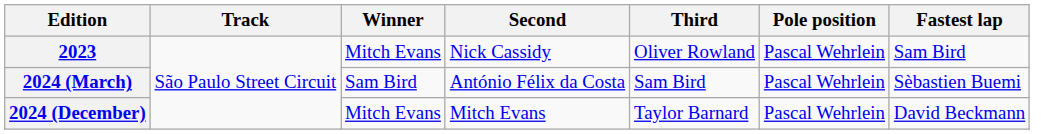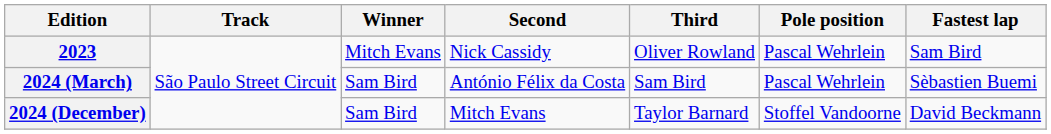(393, 113) Mitch Evans -> (381, 113) Sam Bird
(824, 113) Pascal Wehrlein -> (832, 113) Stoffel Vandoorne
